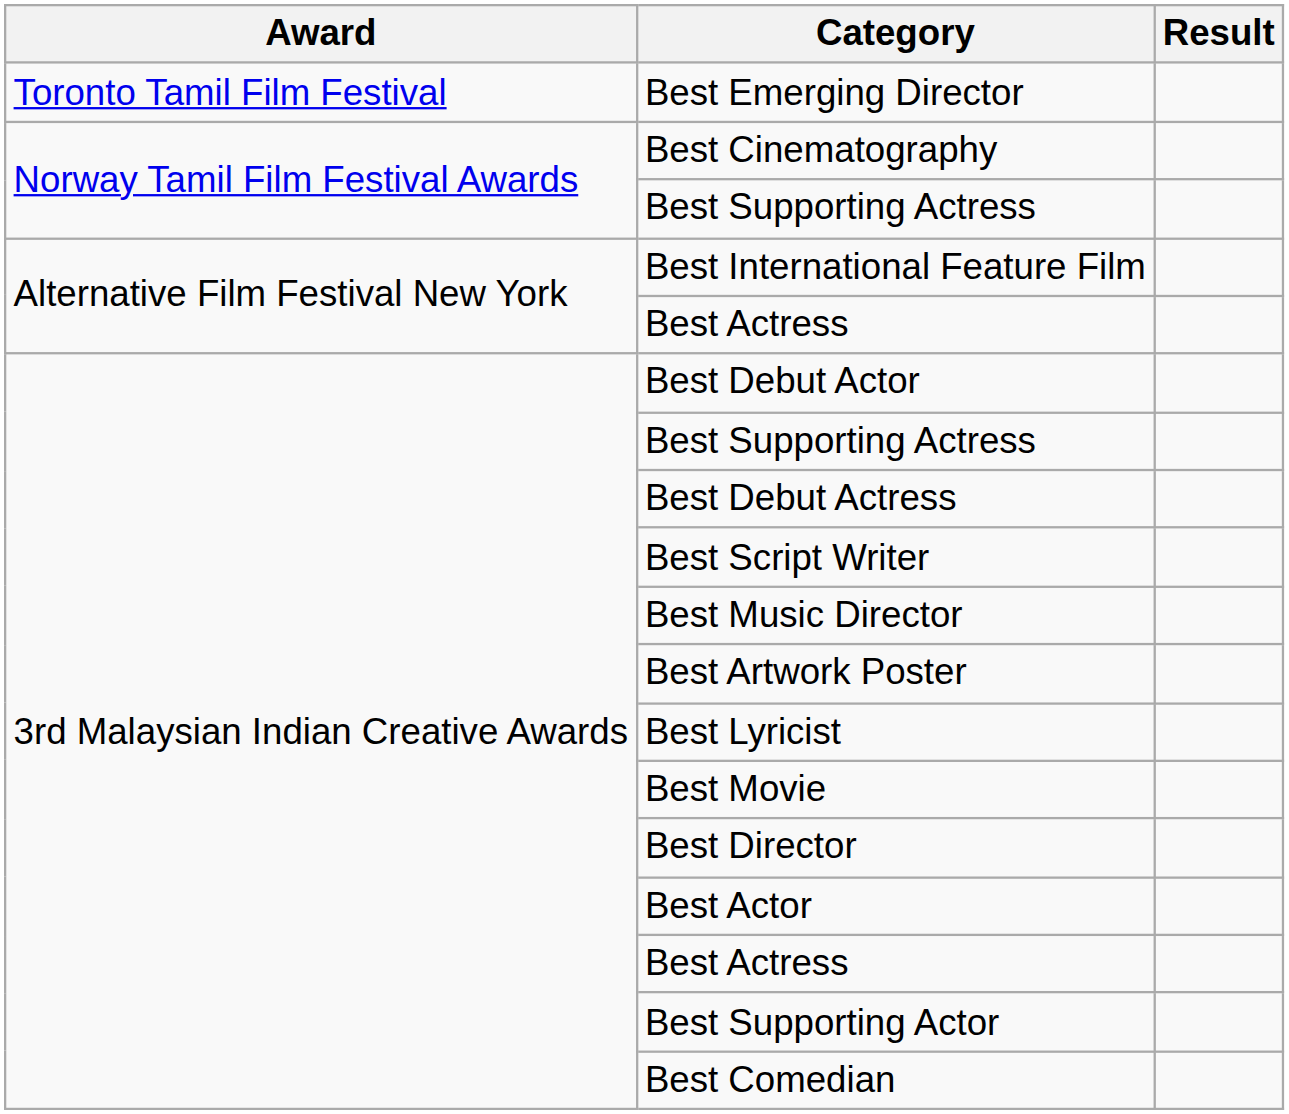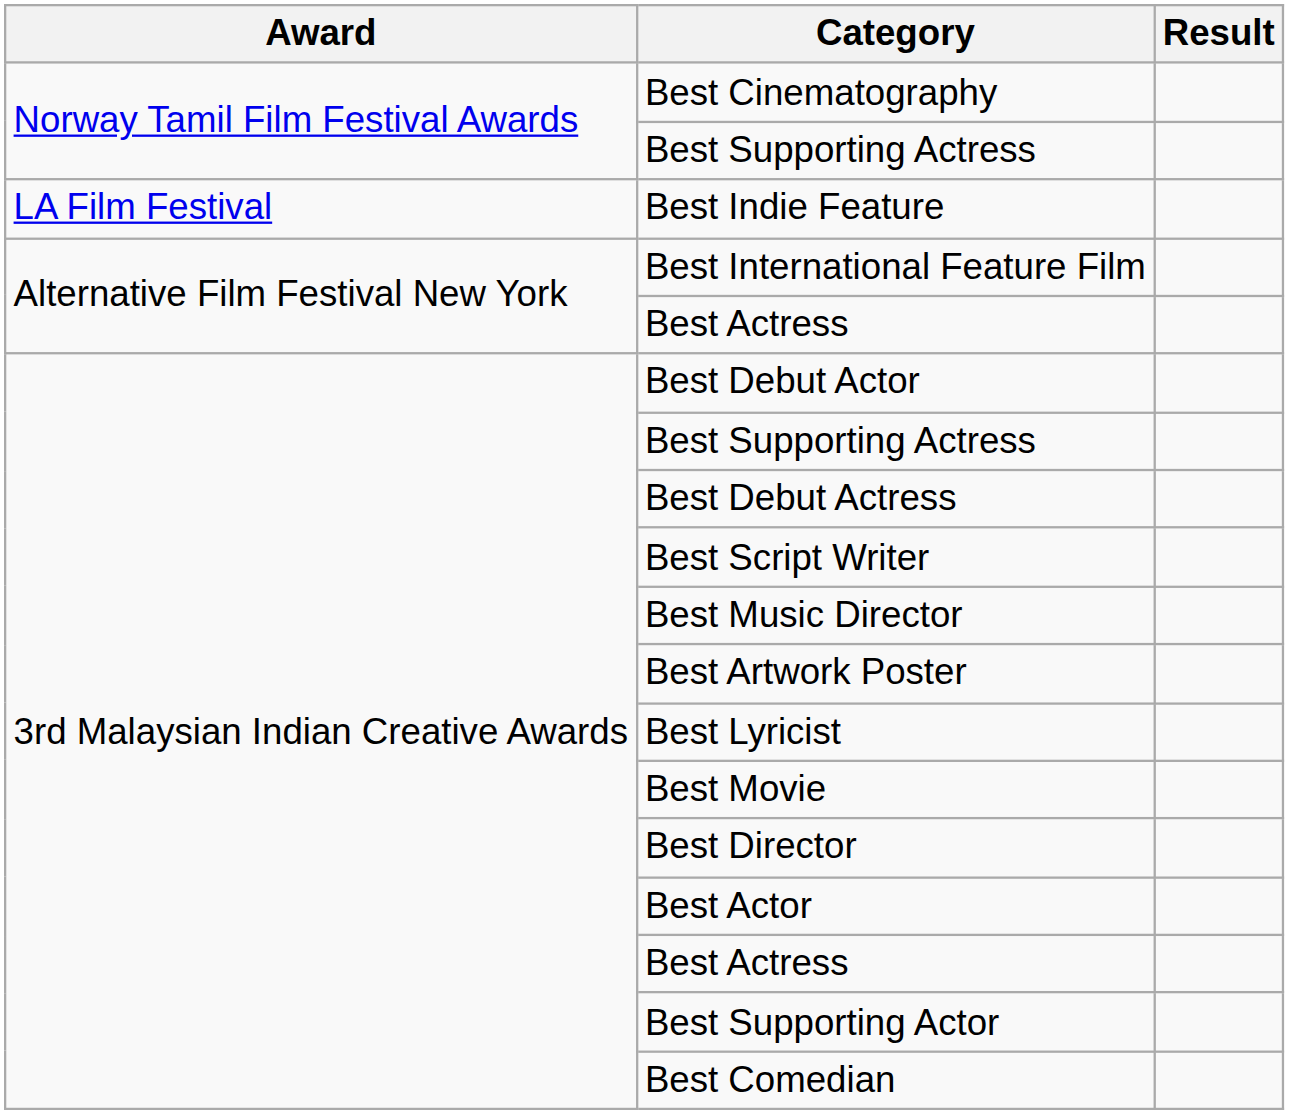- row: (230, 91)
+ row: (143, 207)
